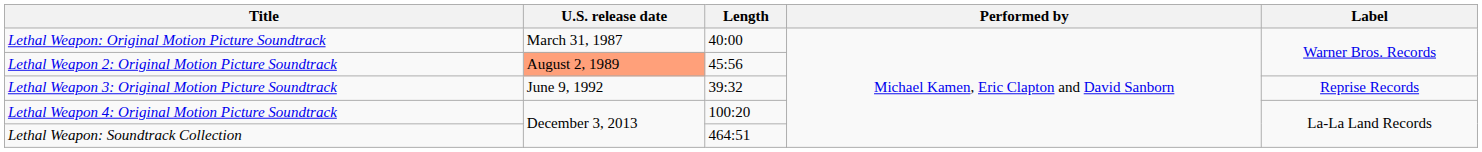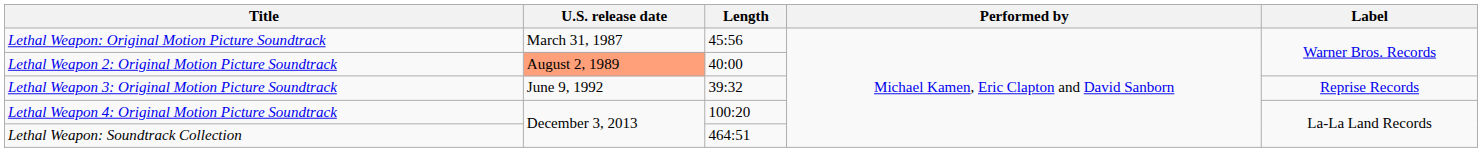(726, 40) 40:00 -> (726, 40) 45:56
(726, 64) 45:56 -> (726, 64) 40:00
